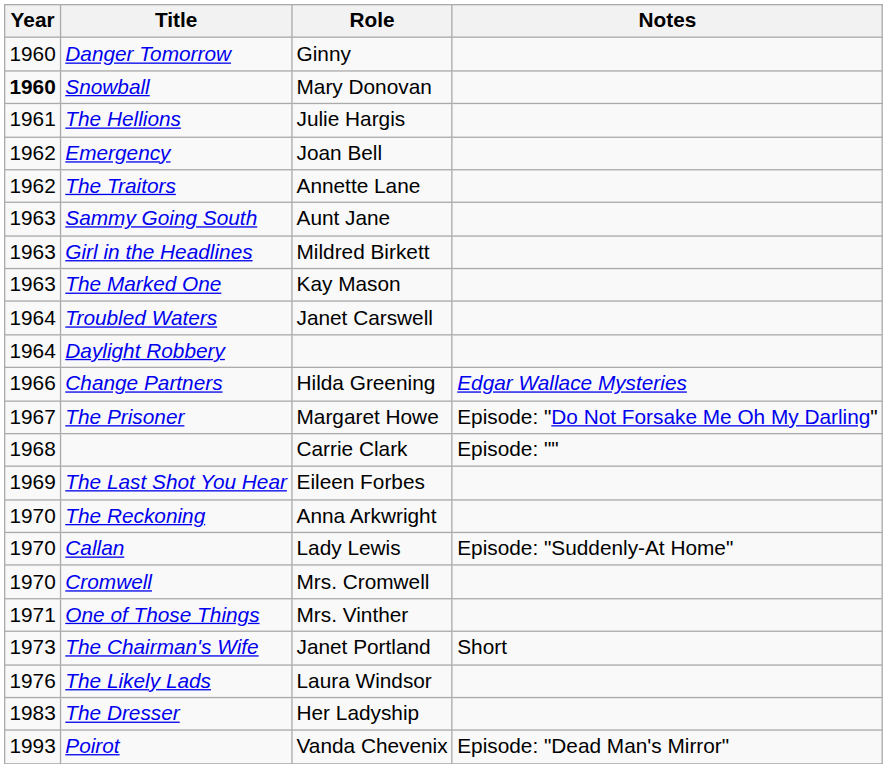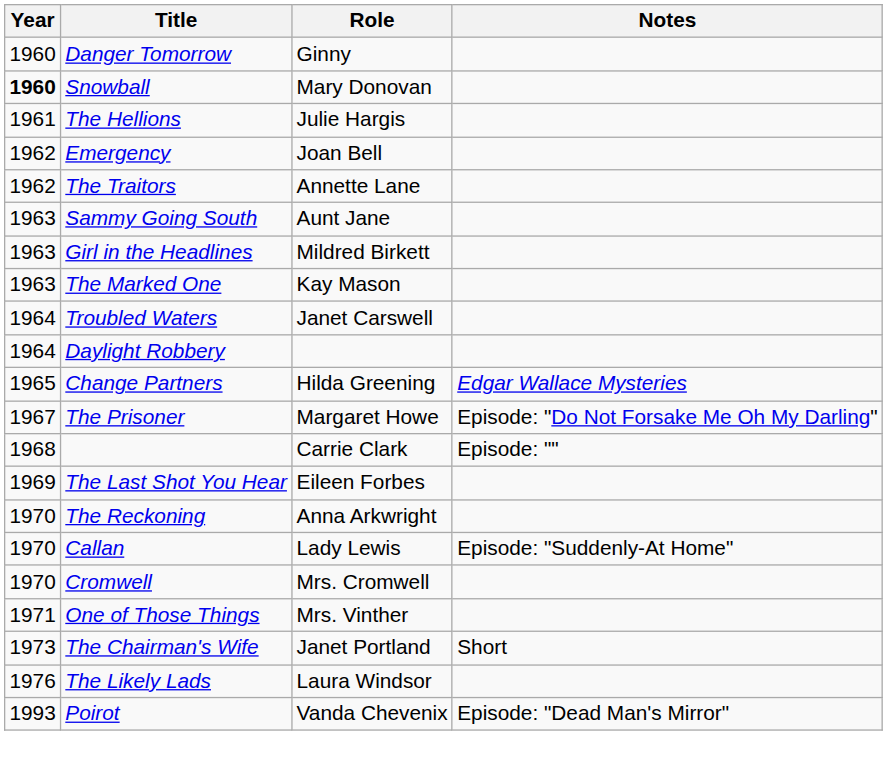(33, 383) 1966 -> (33, 383) 1965
- row: (123, 713)
